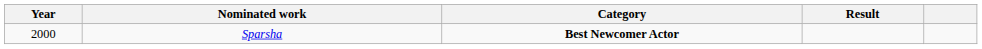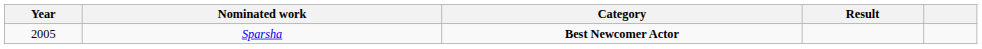(43, 33) 2000 -> (43, 33) 2005
